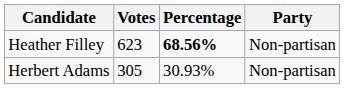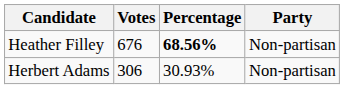(130, 44) 623 -> (130, 44) 676
(130, 70) 305 -> (130, 70) 306
